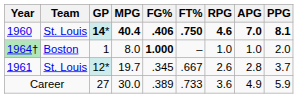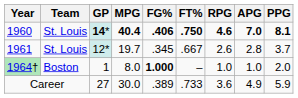rows swapped: (19, 67) <-> (23, 49)
